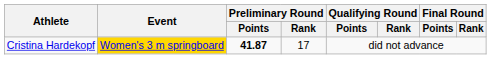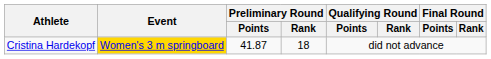(254, 46) bold -> (254, 46) normal
(303, 46) 17 -> (303, 46) 18
